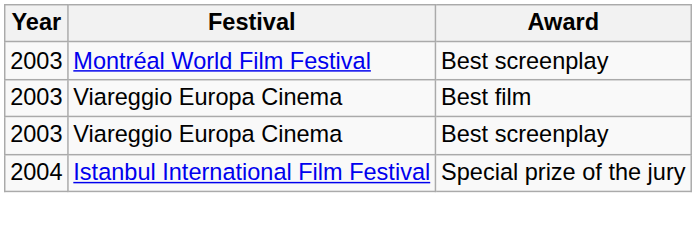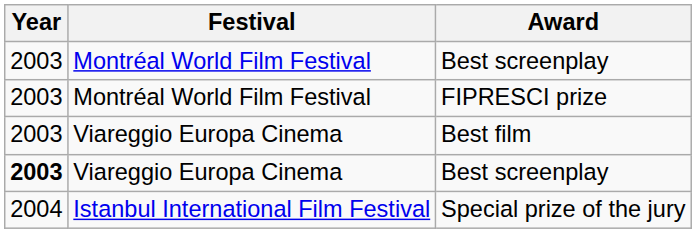+ row: (222, 97)
(36, 135) normal -> (36, 172) bold
